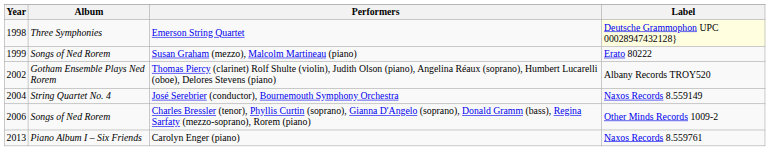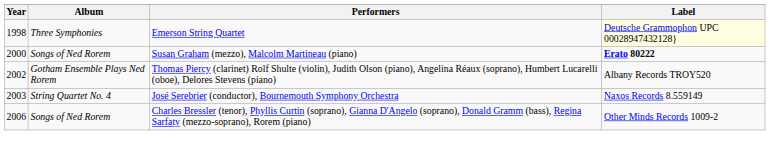(16, 54) 1999 -> (16, 54) 2000
(628, 54) normal -> (629, 54) bold
(16, 96) 2004 -> (16, 96) 2003
- row: (196, 138)
